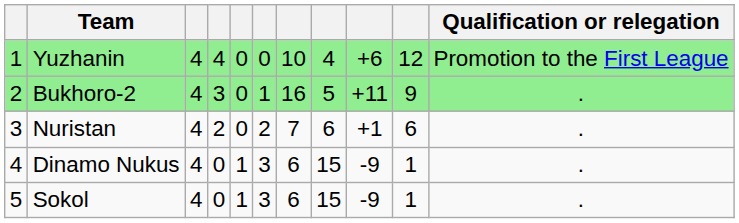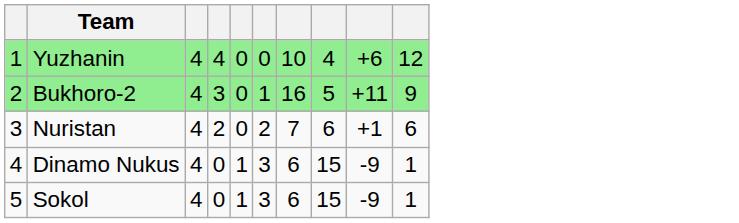- column: (581, 22)
